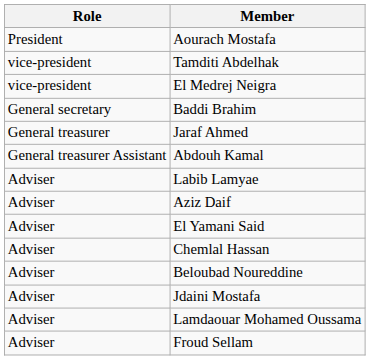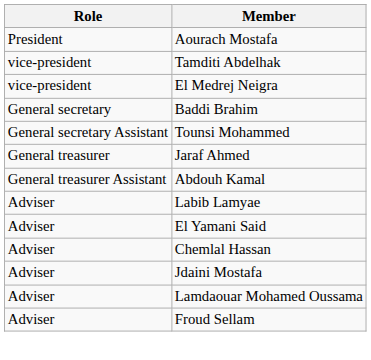+ row: (232, 132)
- row: (202, 202)
- row: (238, 272)
